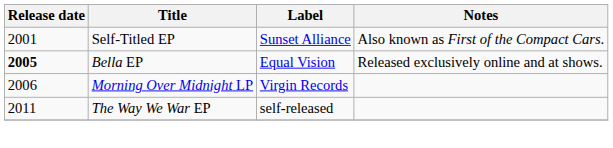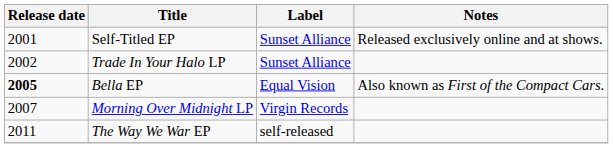(481, 39) Also known as First of the Compact Cars. -> (480, 39) Released exclusively online and at shows.
+ row: (159, 62)
(480, 62) Released exclusively online and at shows. -> (481, 85) Also known as First of the Compact Cars.
(22, 85) 2006 -> (22, 108) 2007
